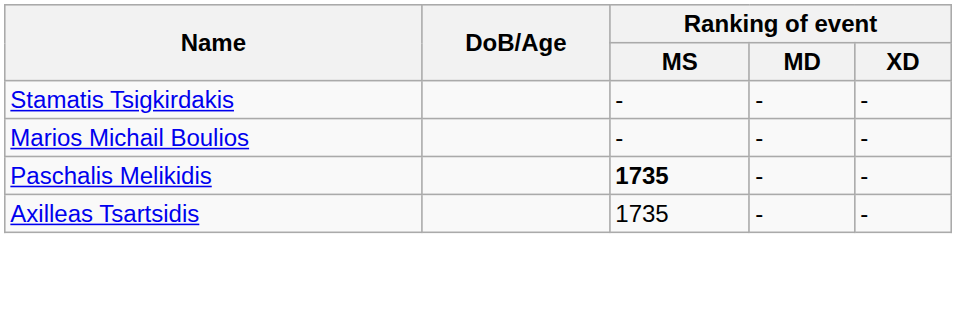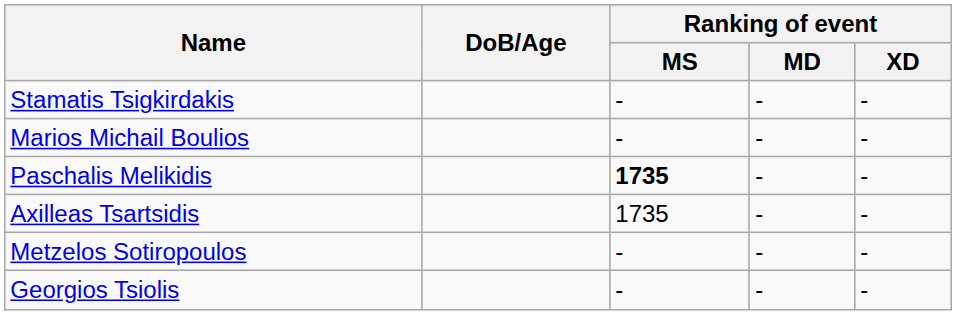+ row: (128, 252)
+ row: (95, 290)
